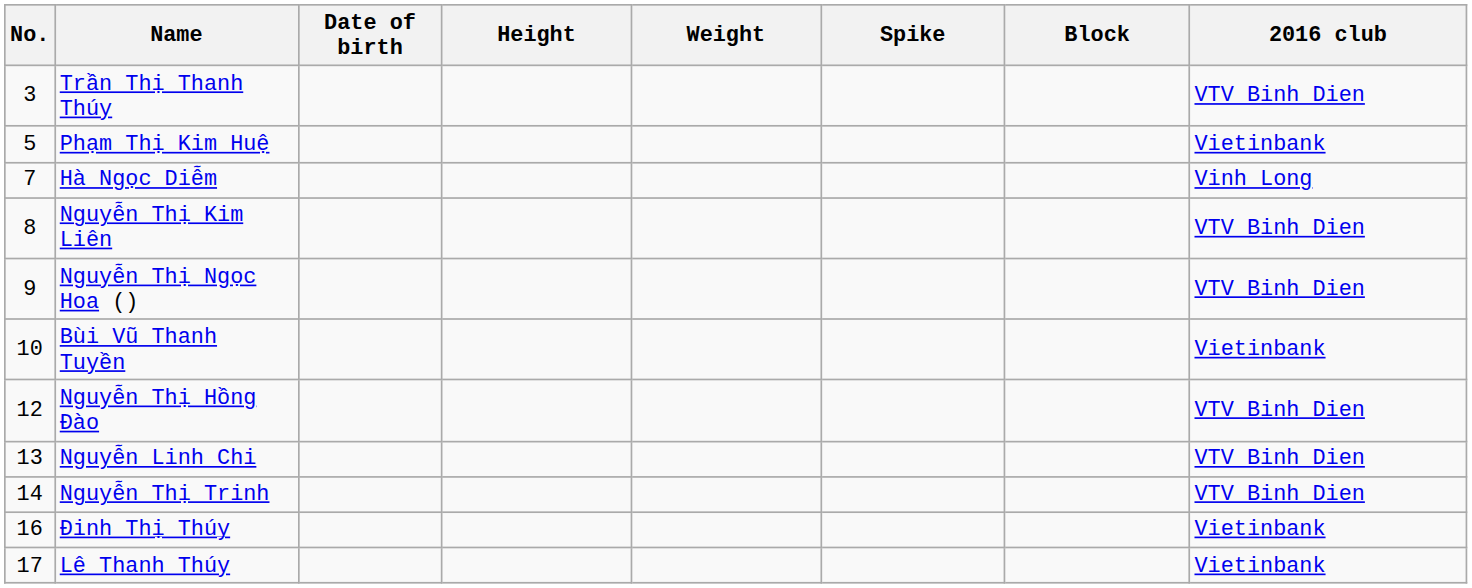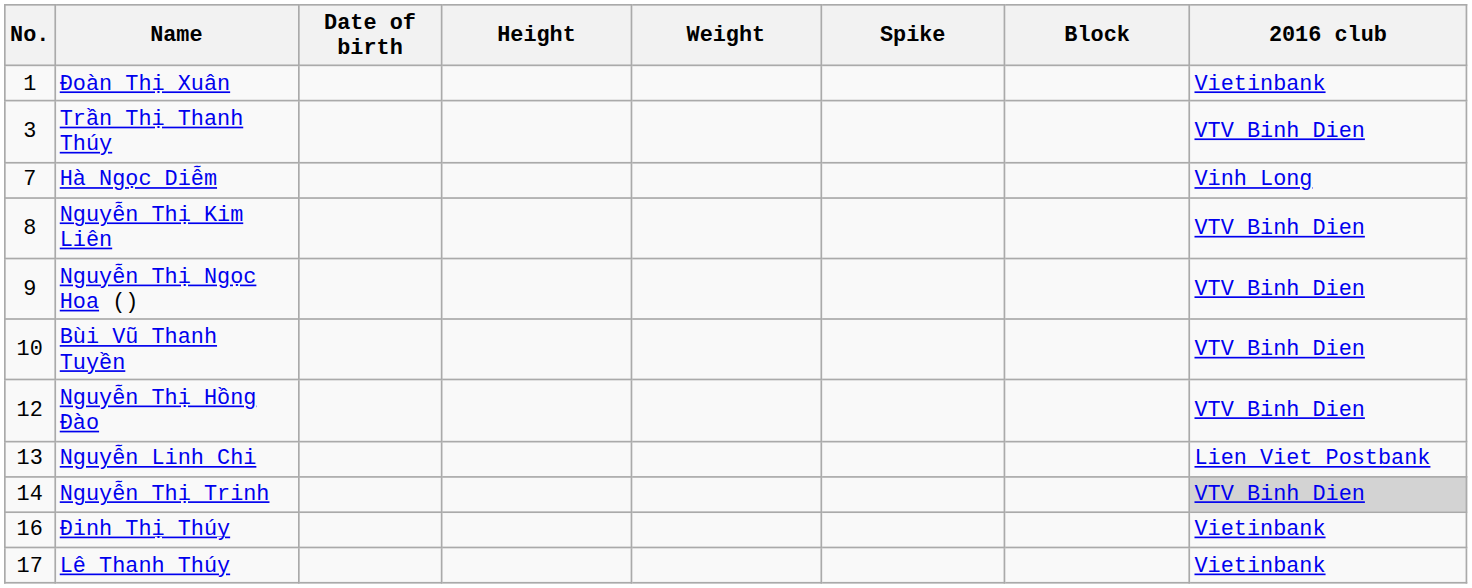+ row: (145, 83)
- row: (165, 144)
(1260, 350) Vietinbank -> (1280, 350) VTV Binh Dien
(1280, 459) VTV Binh Dien -> (1312, 459) Lien Viet Postbank
(1280, 494) no background -> (1280, 494) lightgrey background
